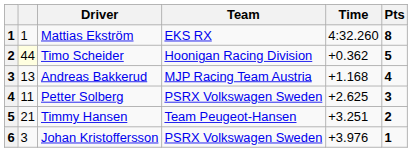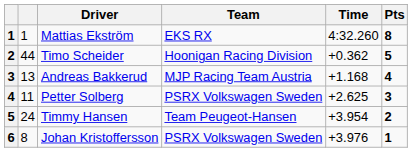(28, 56) lightyellow background -> (28, 56) no background
(28, 117) 21 -> (28, 117) 24
(348, 117) +3.251 -> (348, 117) +3.954
(24, 138) 3 -> (24, 138) 8
